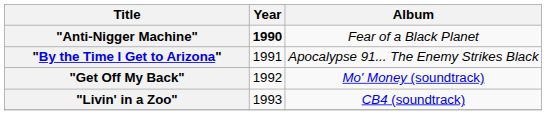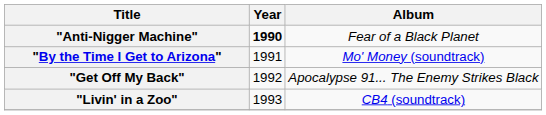(413, 57) Apocalypse 91... The Enemy Strikes Black -> (413, 57) Mo' Money (soundtrack)
(413, 78) Mo' Money (soundtrack) -> (413, 78) Apocalypse 91... The Enemy Strikes Black
